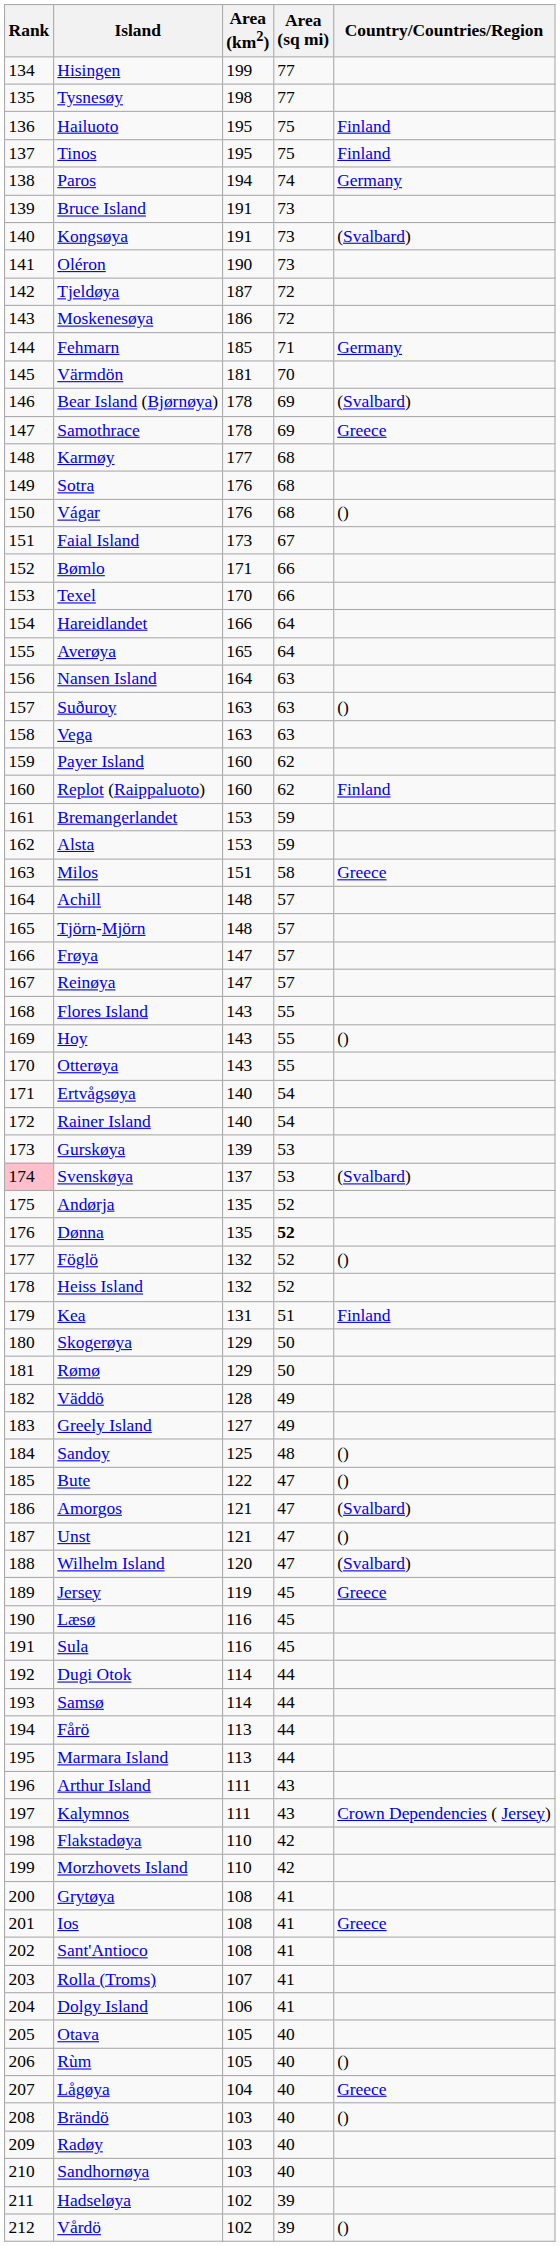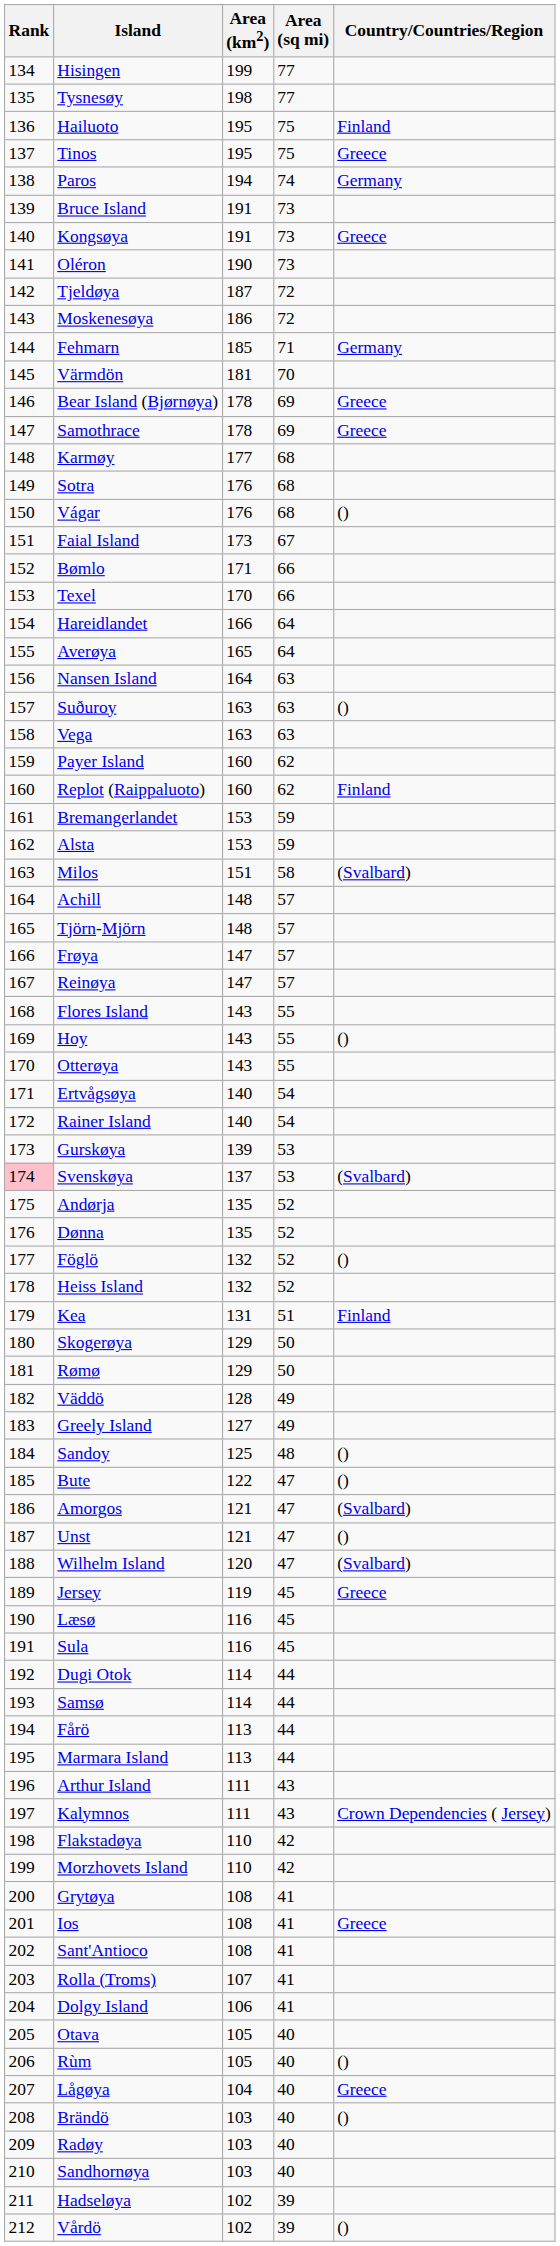(364, 153) Finland -> (362, 153) Greece
(374, 236) (Svalbard) -> (362, 236) Greece
(374, 402) (Svalbard) -> (362, 402) Greece
(362, 872) Greece -> (374, 872) (Svalbard)
(286, 1231) bold -> (286, 1231) normal
